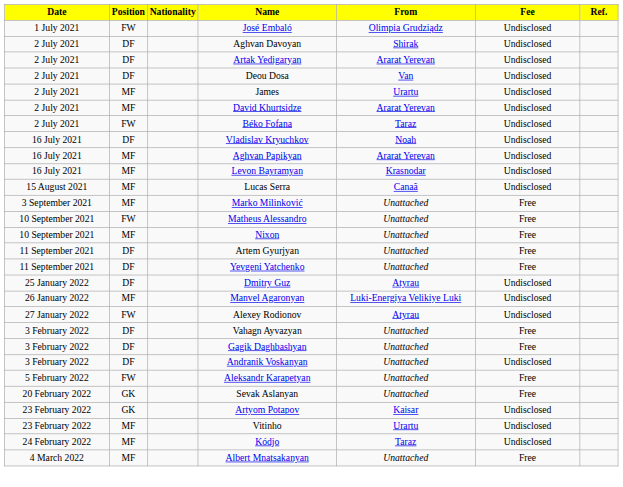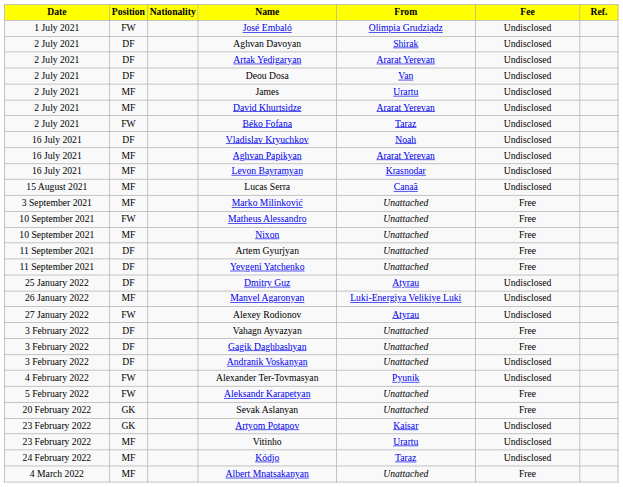+ row: (267, 378)
